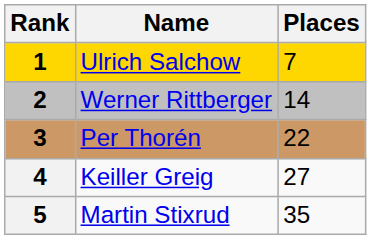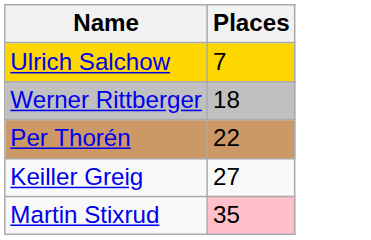- column: (40, 23)
(297, 100) 14 -> (226, 100) 18
(297, 215) no background -> (226, 215) pink background
